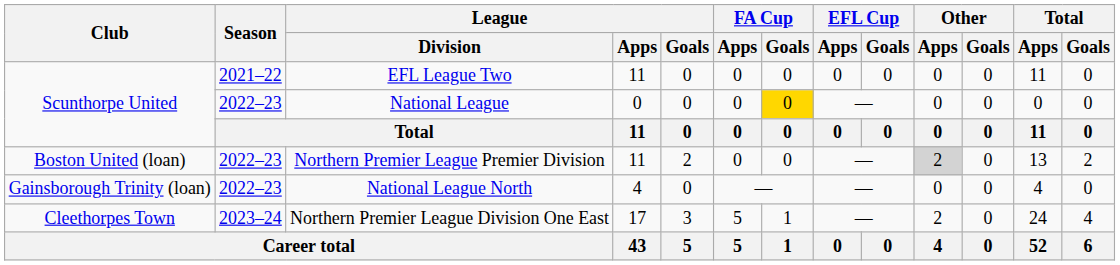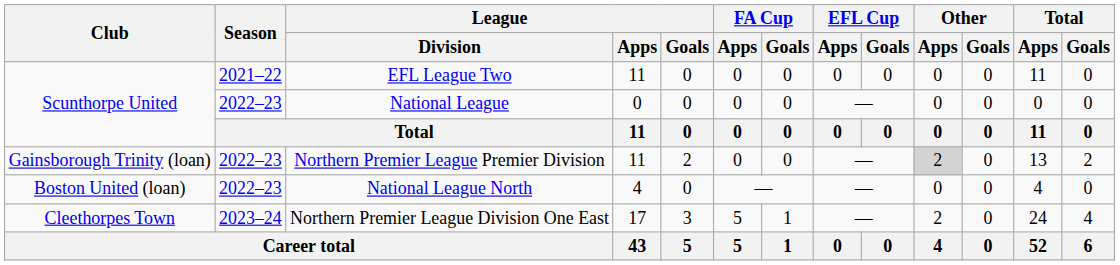(787, 103) gold background -> (787, 103) no background
(110, 160) Boston United (loan) -> (110, 160) Gainsborough Trinity (loan)
(110, 189) Gainsborough Trinity (loan) -> (110, 189) Boston United (loan)
